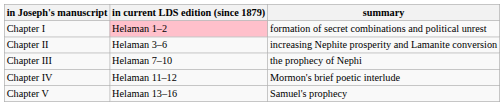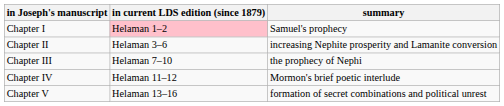(378, 28) formation of secret combinations and political unrest -> (309, 28) Samuel's prophecy
(309, 93) Samuel's prophecy -> (378, 93) formation of secret combinations and political unrest
